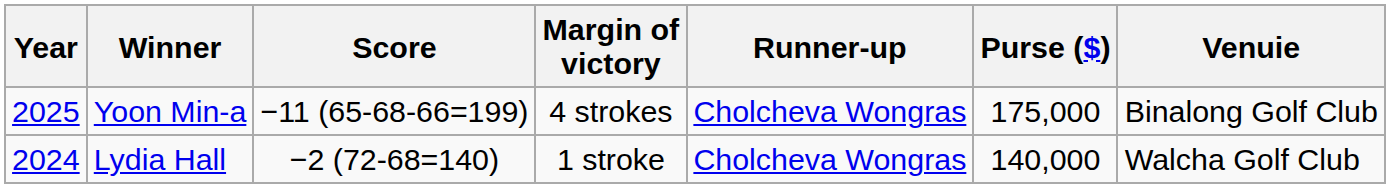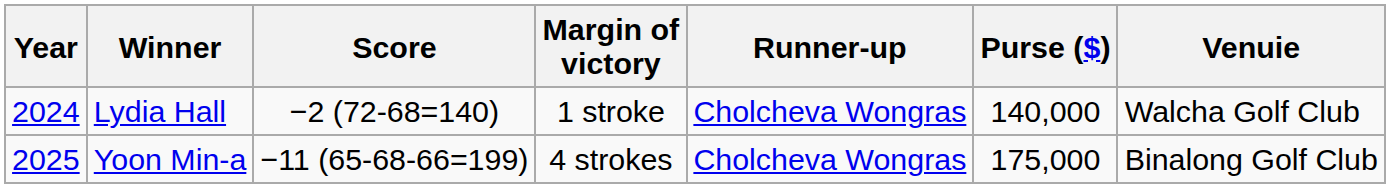rows swapped: (170, 111) <-> (160, 160)
